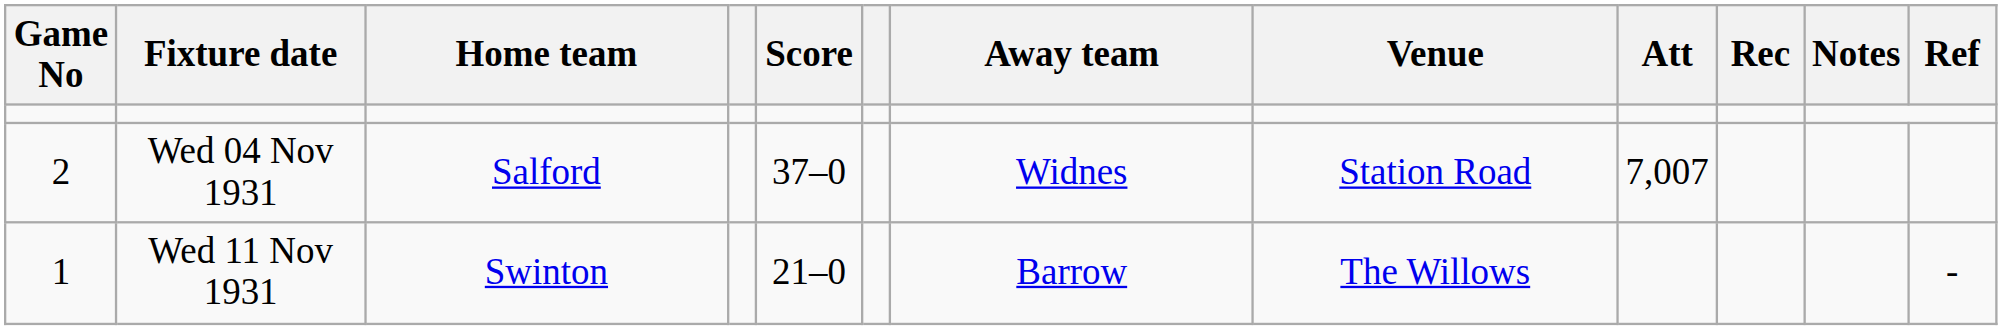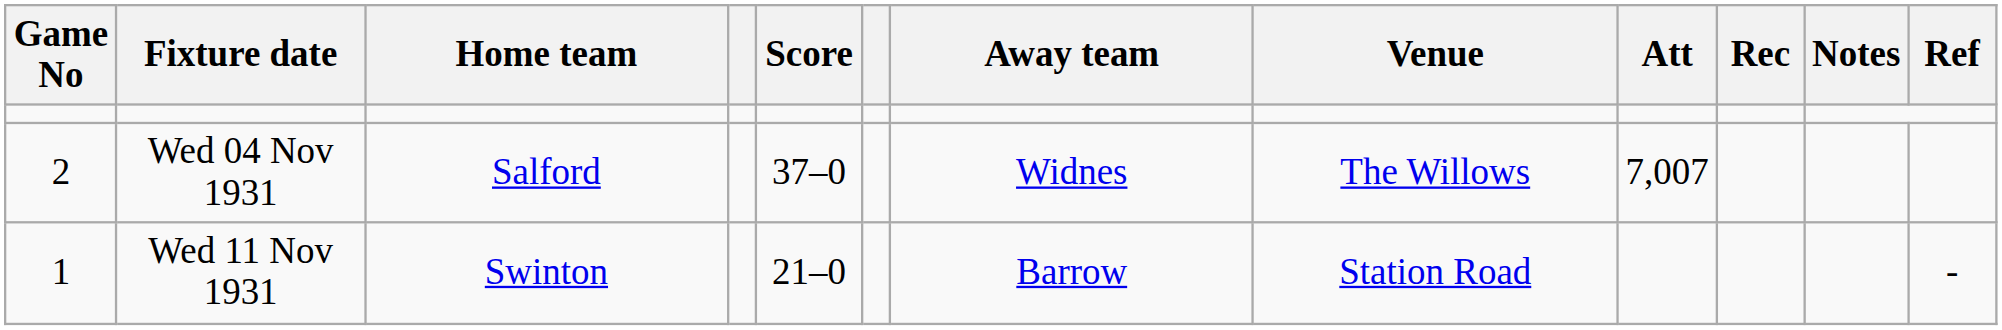(1435, 171) Station Road -> (1435, 171) The Willows
(1435, 272) The Willows -> (1435, 272) Station Road
